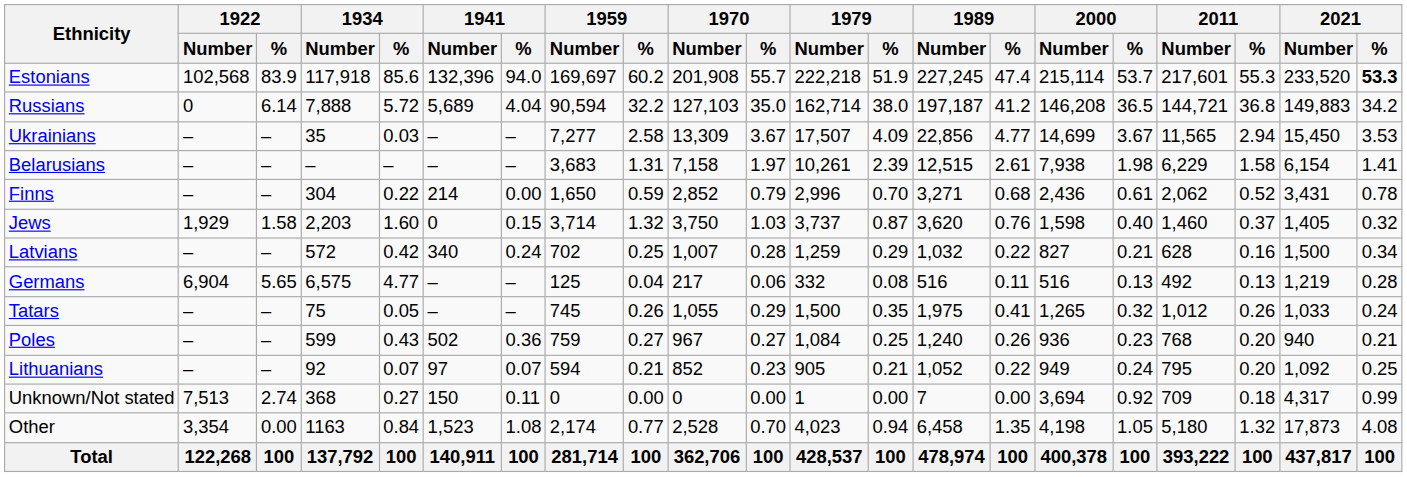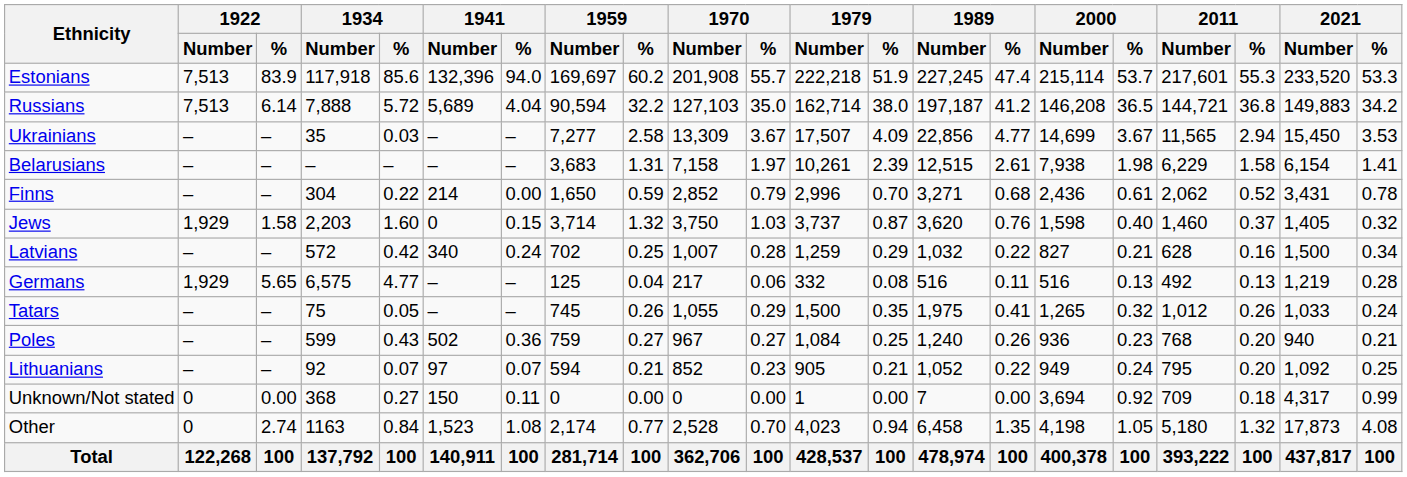(216, 77) 102,568 -> (206, 77) 7,513
(1380, 77) bold -> (1380, 77) normal
(188, 106) 0 -> (206, 106) 7,513
(206, 281) 6,904 -> (206, 281) 1,929
(206, 398) 7,513 -> (188, 398) 0
(279, 398) 2.74 -> (279, 398) 0.00
(206, 427) 3,354 -> (188, 427) 0
(279, 427) 0.00 -> (279, 427) 2.74
